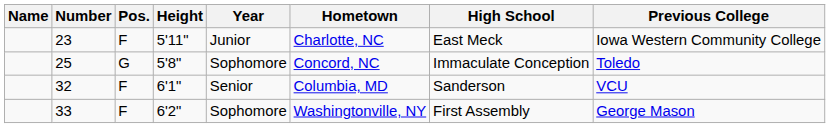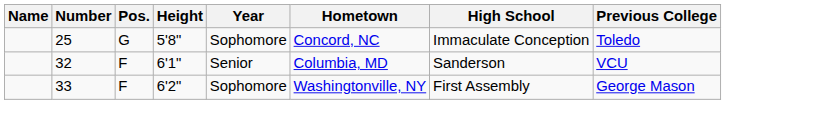- row: (64, 39)
